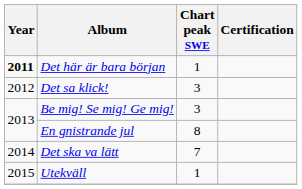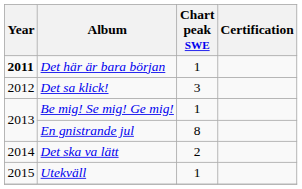(197, 109) 3 -> (197, 109) 1
(197, 151) 7 -> (197, 151) 2
